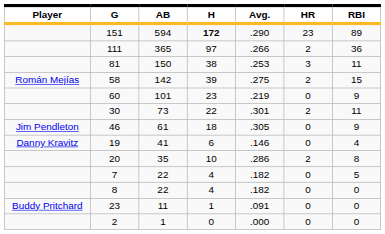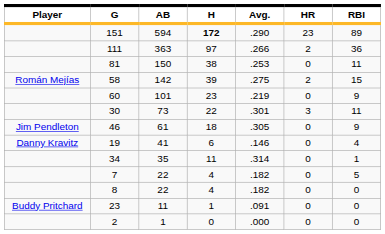(163, 48) 365 -> (163, 48) 363
(308, 64) 3 -> (308, 64) 0
(308, 111) 2 -> (308, 111) 3
+ row: (115, 158)
- row: (115, 158)
